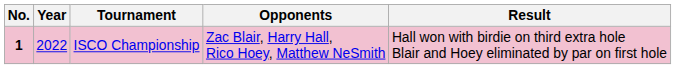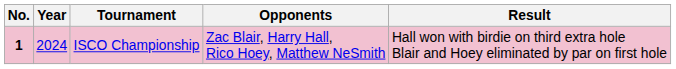(52, 45) 2022 -> (52, 45) 2024
